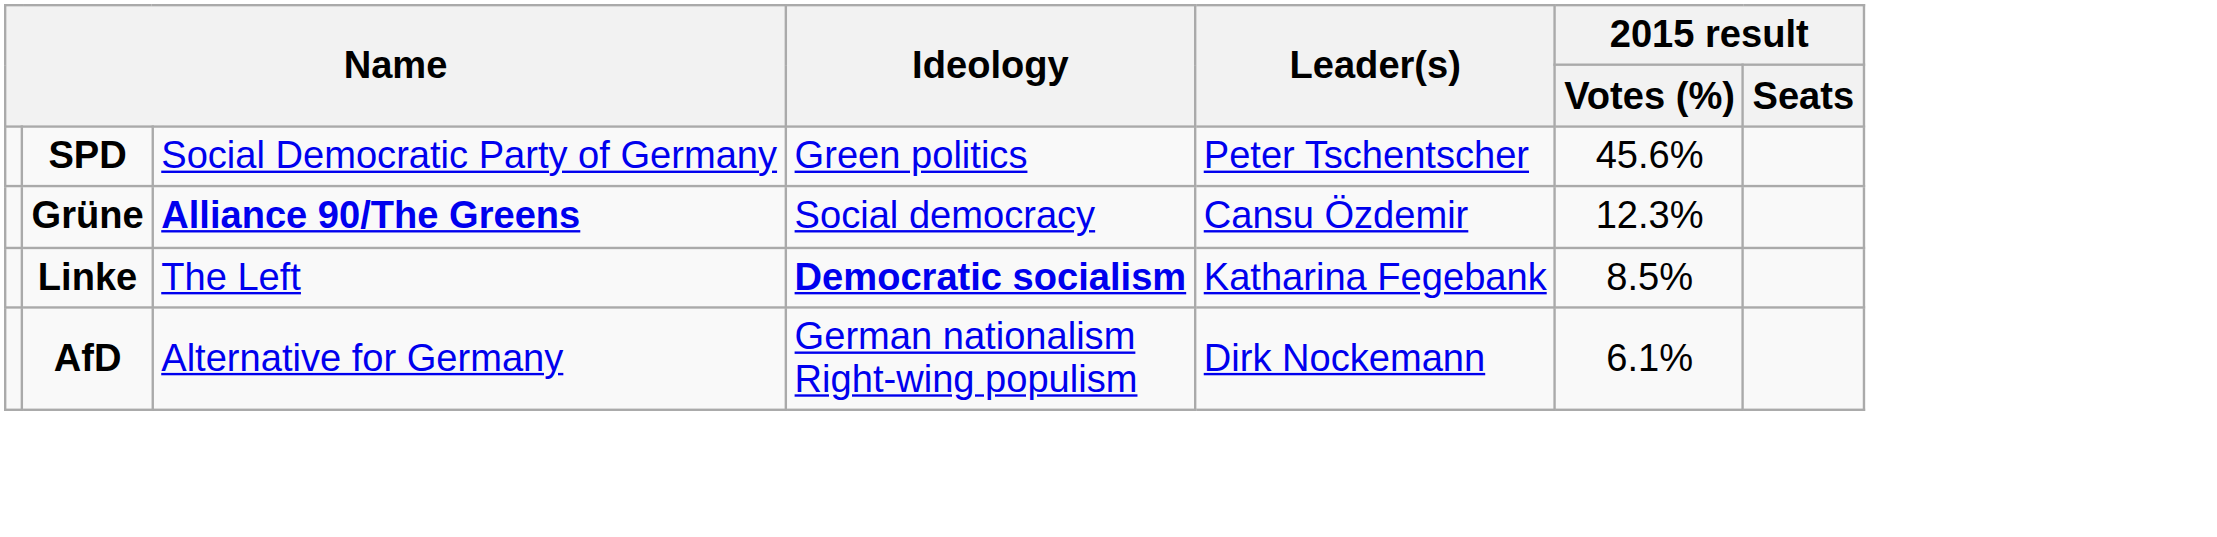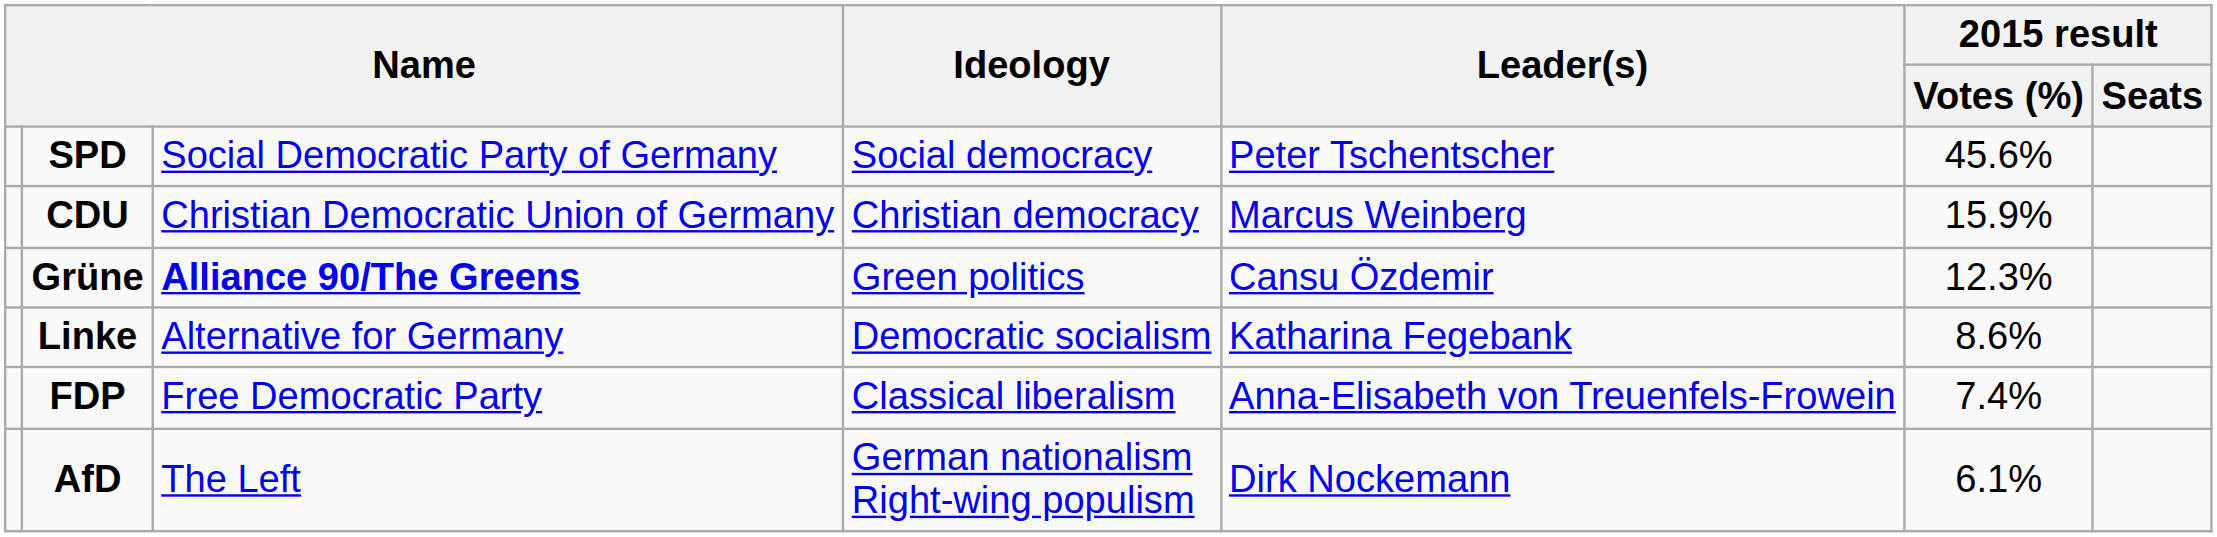(911, 155) Green politics -> (1002, 155) Social democracy
+ row: (88, 215)
(945, 215) Social democracy -> (968, 276) Green politics
(231, 276) The Left -> (362, 336) Alternative for Germany
(990, 276) bold -> (1032, 336) normal
(1650, 276) 8.5% -> (1999, 336) 8.6%
+ row: (88, 397)
(362, 358) Alternative for Germany -> (231, 478) The Left
